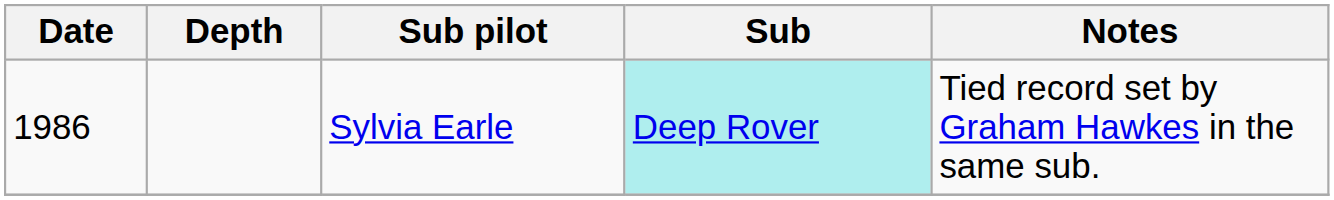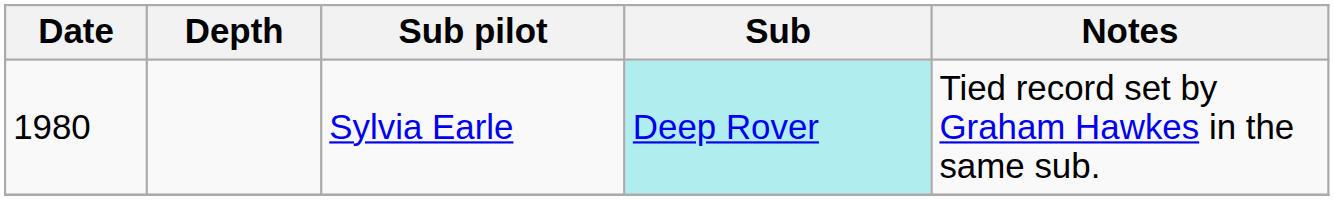(52, 126) 1986 -> (52, 126) 1980
